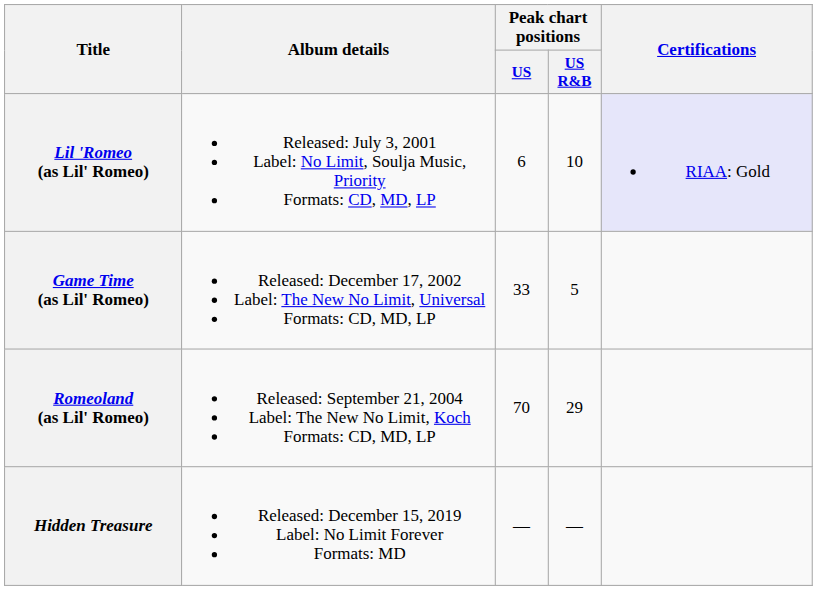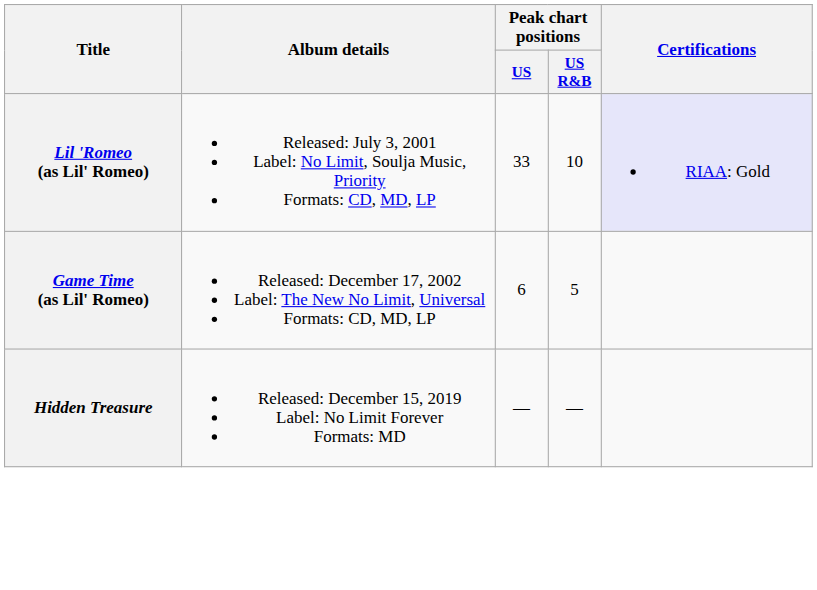(522, 162) 6 -> (522, 162) 33
(522, 289) 33 -> (522, 289) 6
- row: (93, 407)
